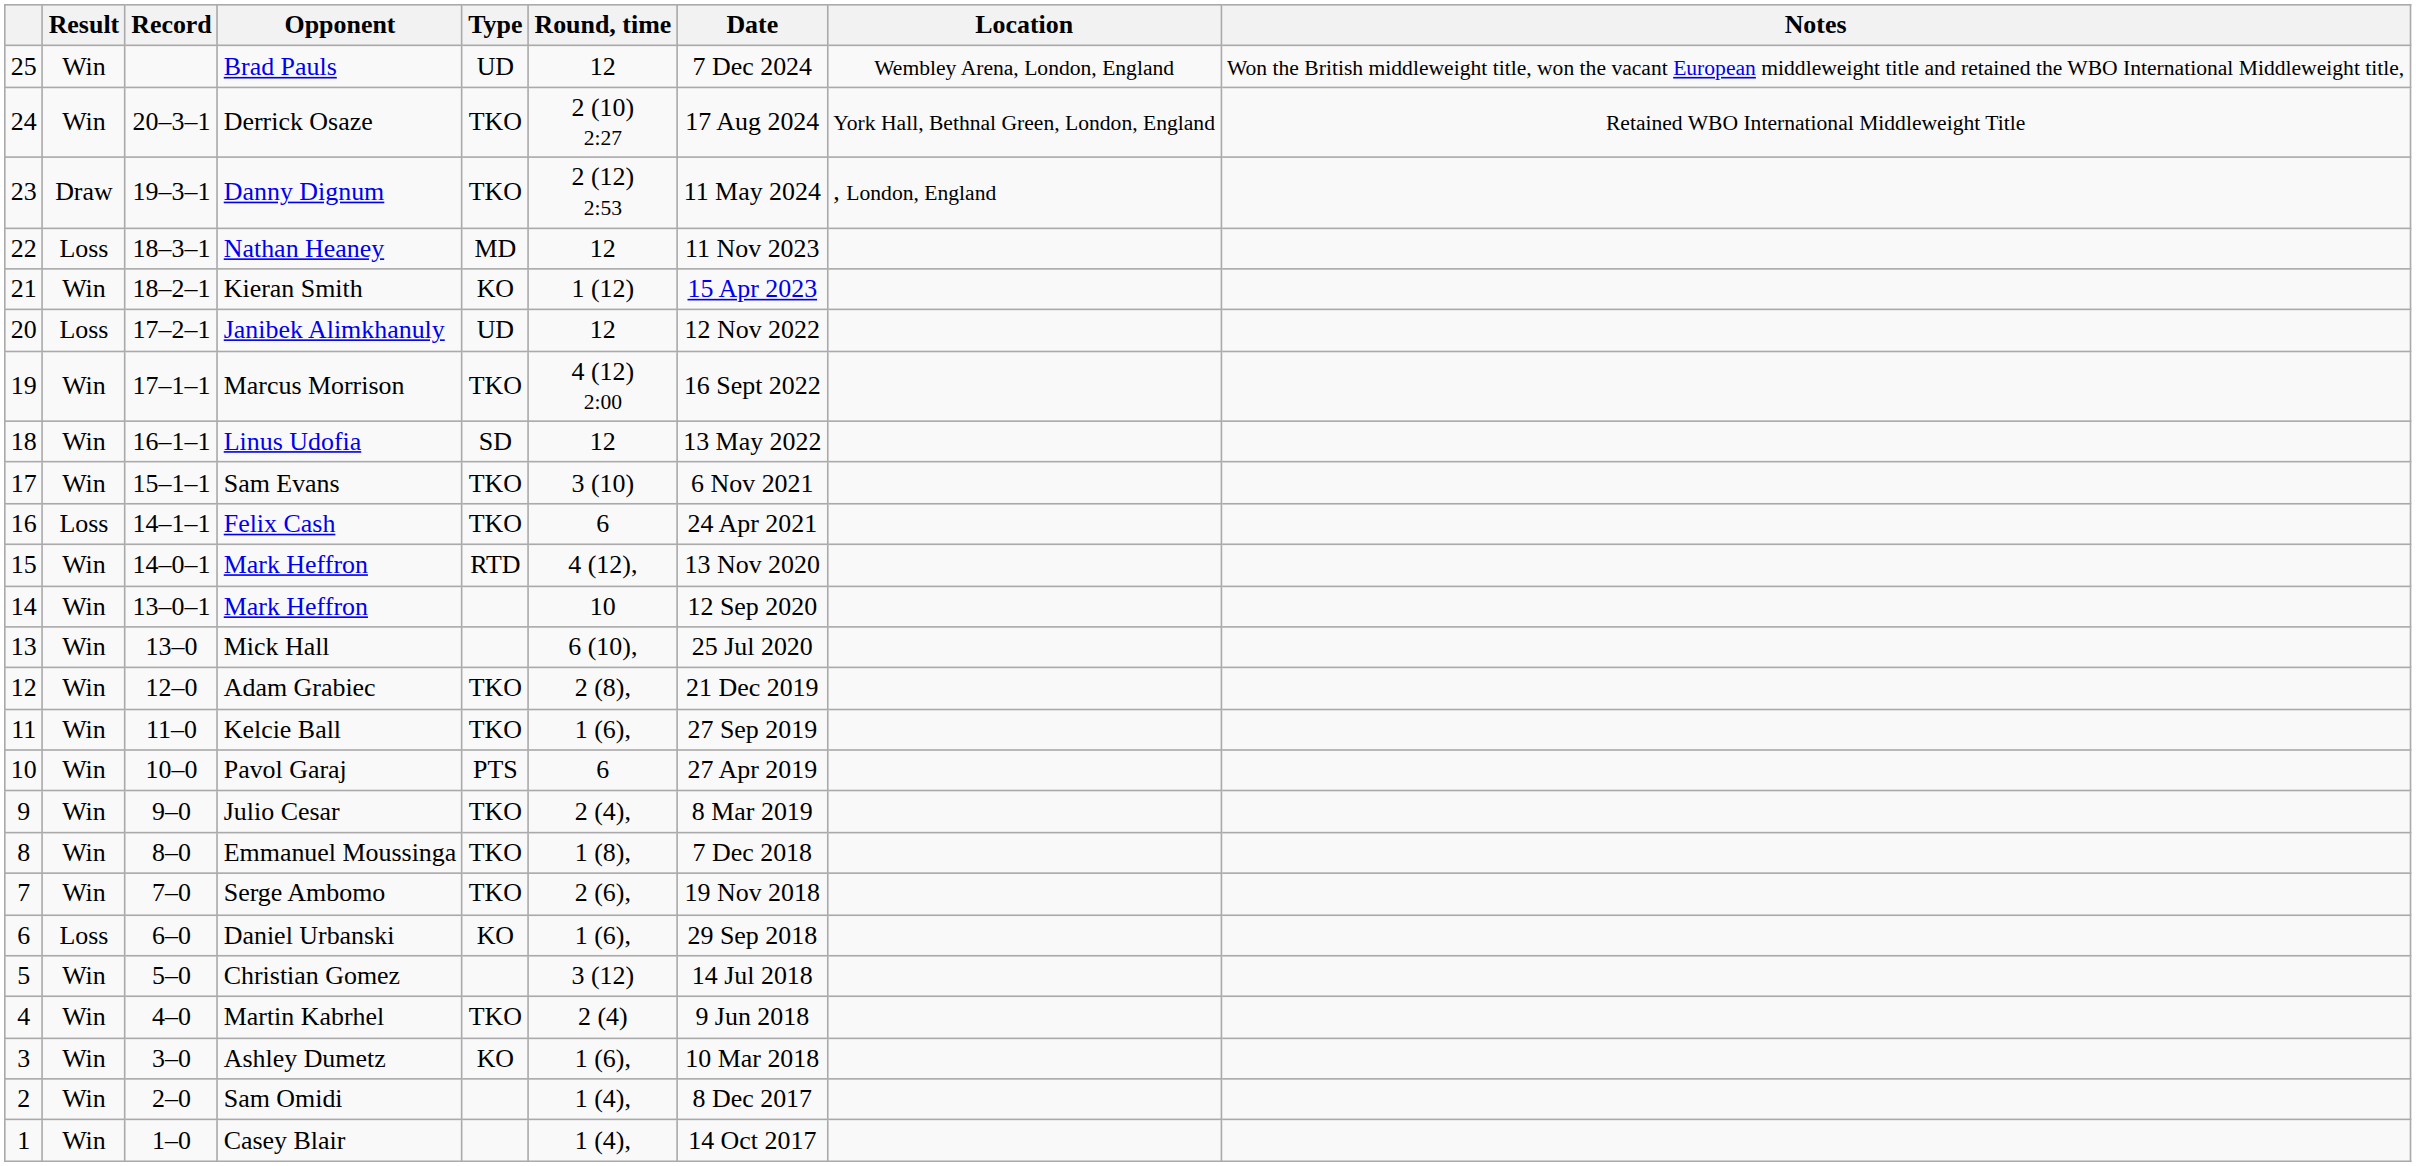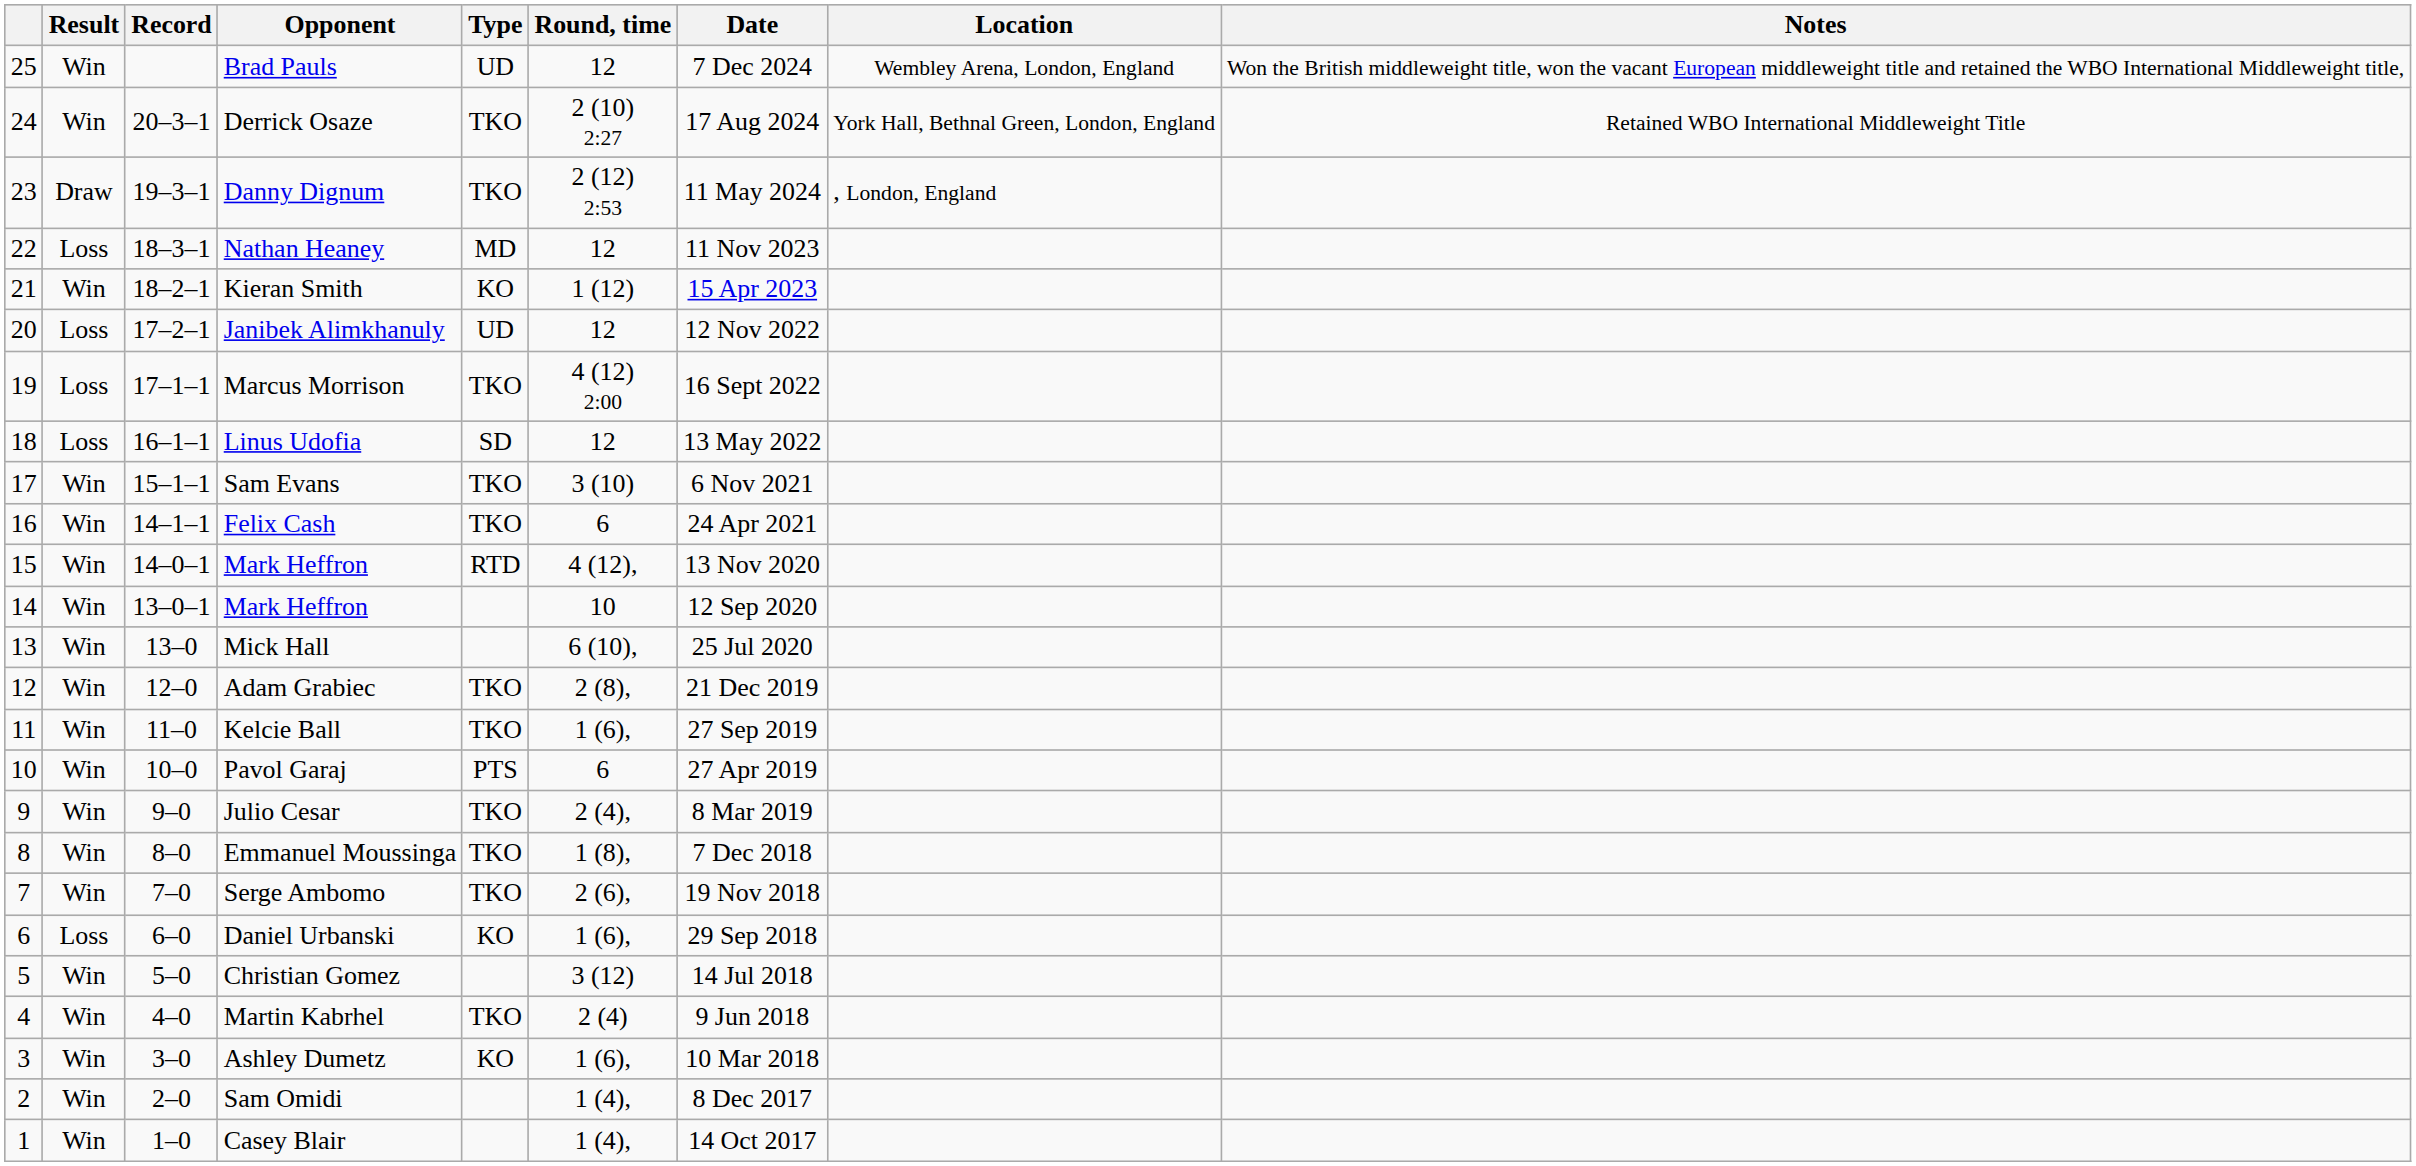(84, 385) Win -> (84, 385) Loss
(84, 441) Win -> (84, 441) Loss
(84, 523) Loss -> (84, 523) Win
